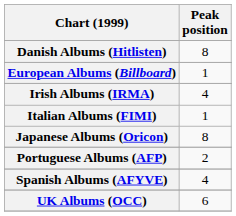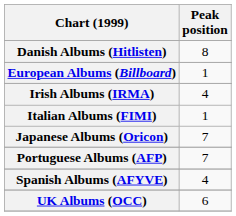(205, 136) 8 -> (205, 136) 7
(205, 158) 2 -> (205, 158) 7
